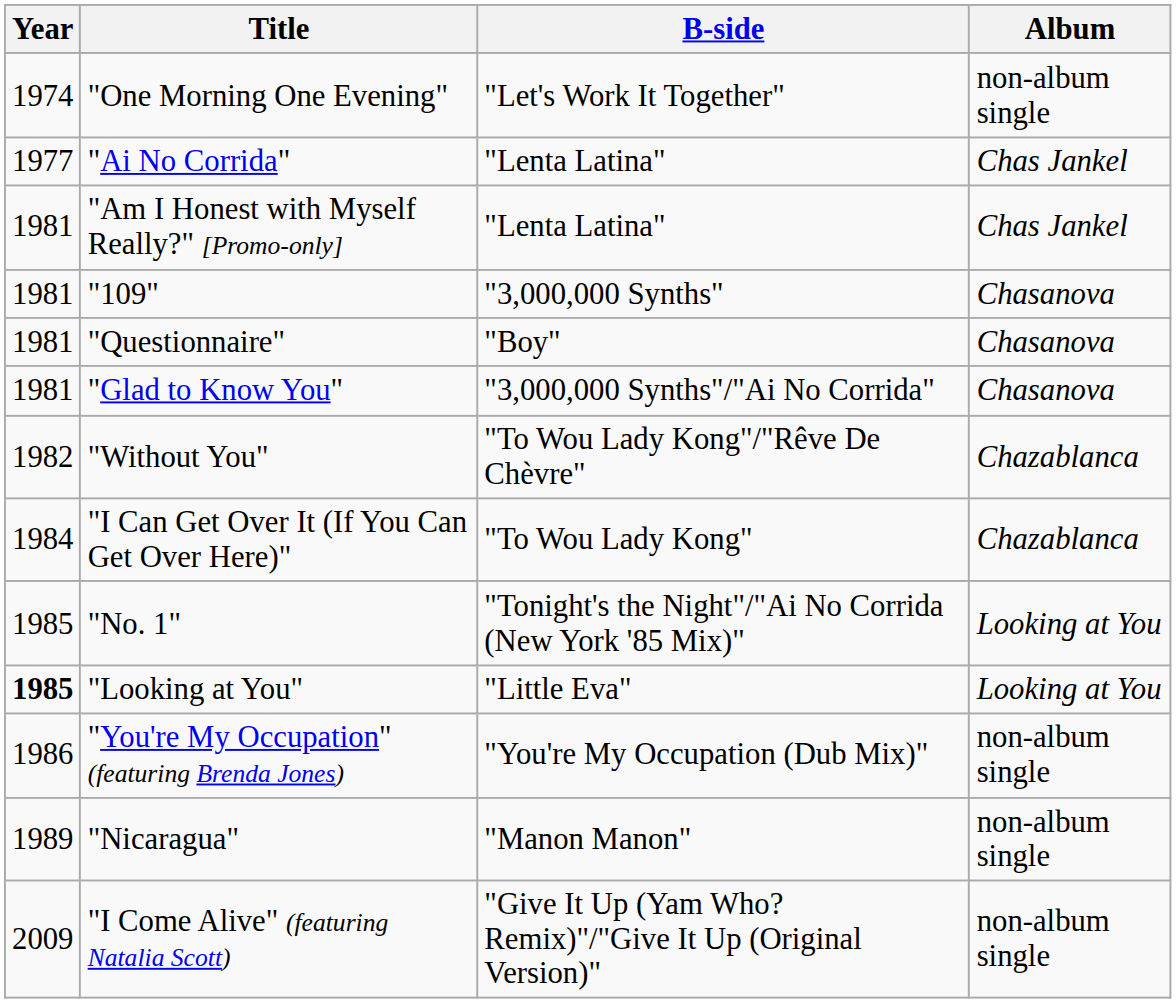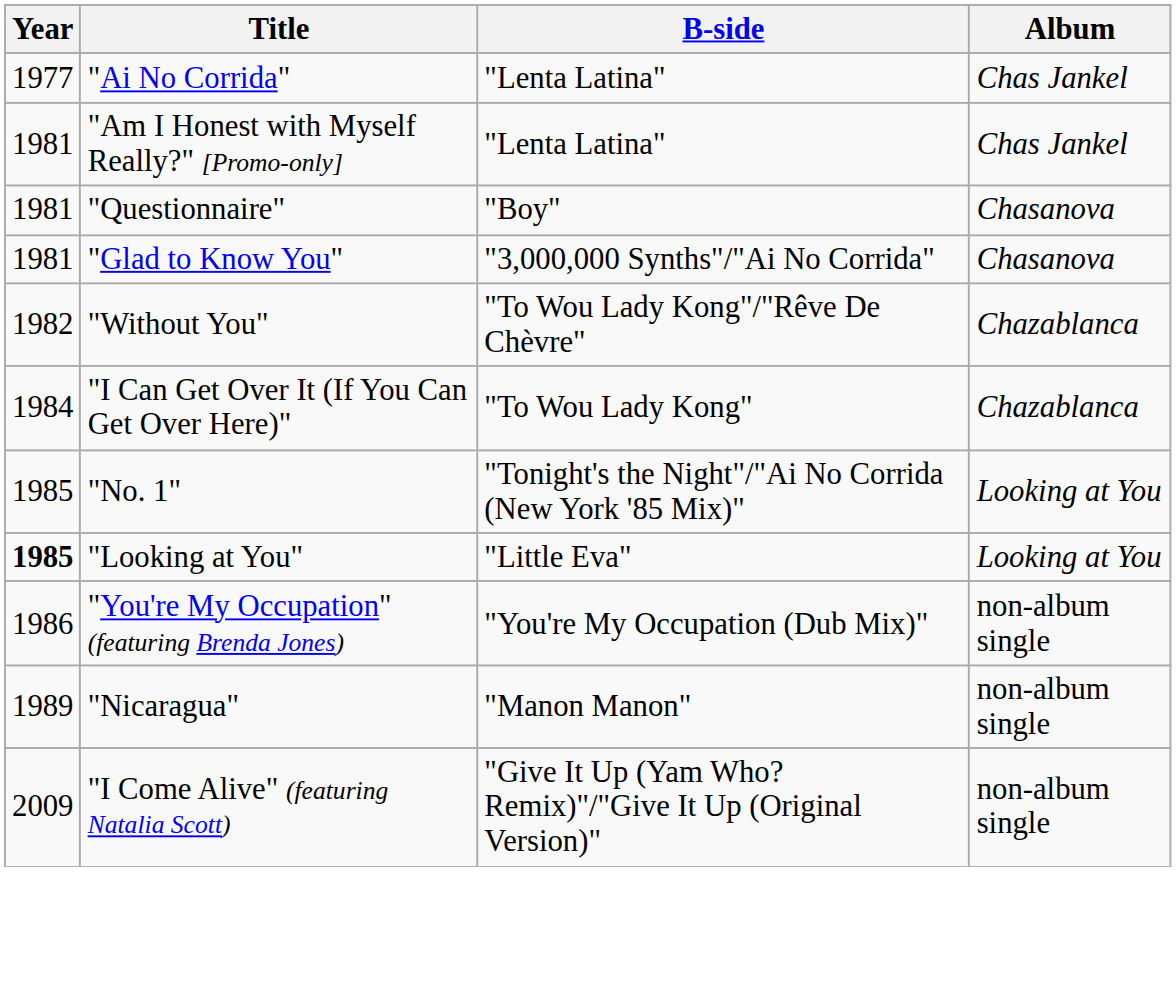- row: (268, 94)
- row: (123, 292)
